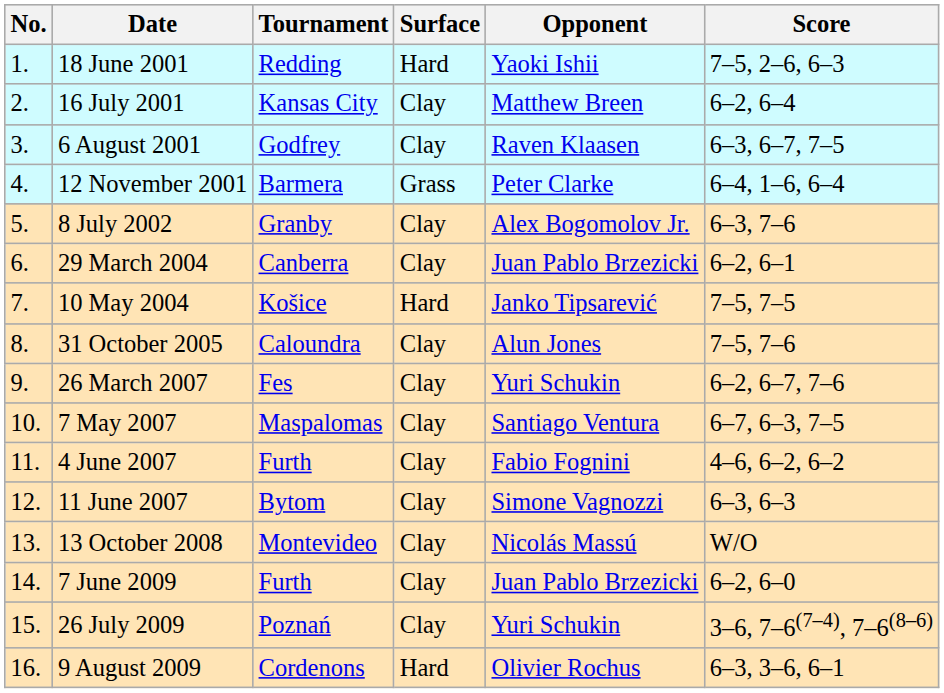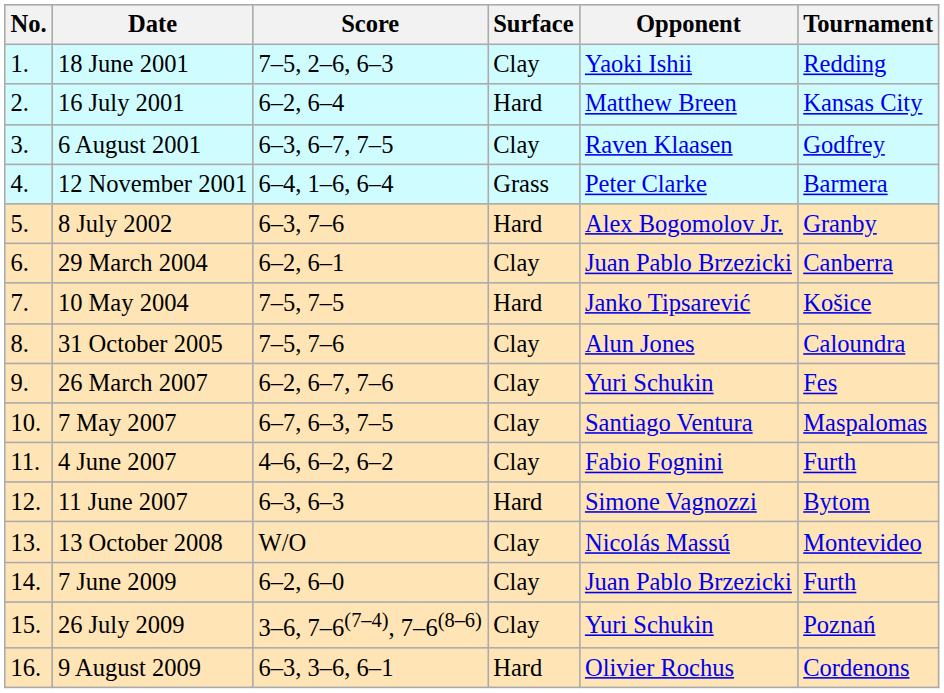columns swapped: (323, 23) <-> (821, 23)
(424, 63) Hard -> (516, 63) Clay
(423, 103) Clay -> (518, 103) Hard
(423, 222) Clay -> (518, 222) Hard
(423, 501) Clay -> (518, 501) Hard
